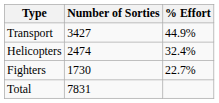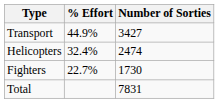columns swapped: (113, 13) <-> (188, 13)
